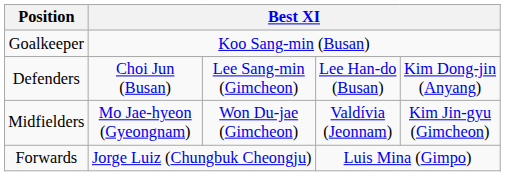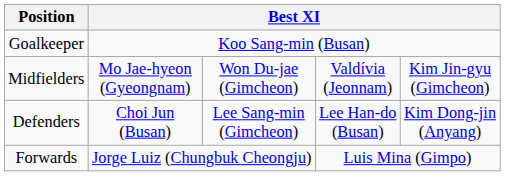rows swapped: (46, 78) <-> (46, 122)
